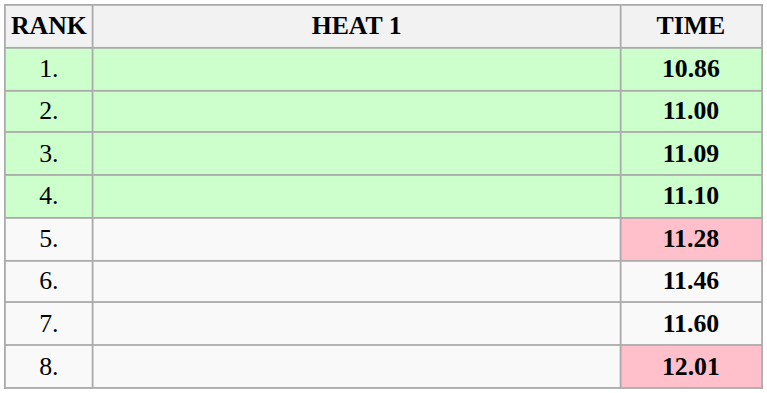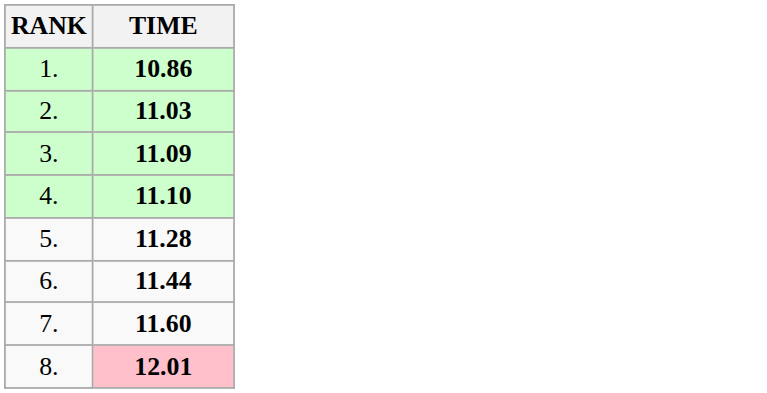- column: (357, 26)
(691, 111) 11.00 -> (163, 111) 11.03
(691, 238) pink background -> (163, 238) no background
(691, 281) 11.46 -> (163, 281) 11.44
